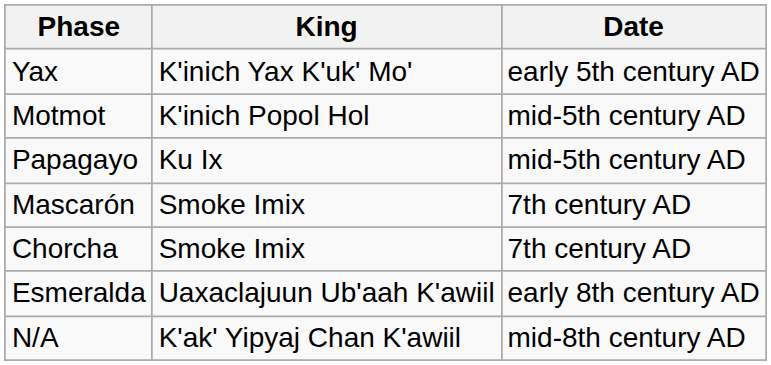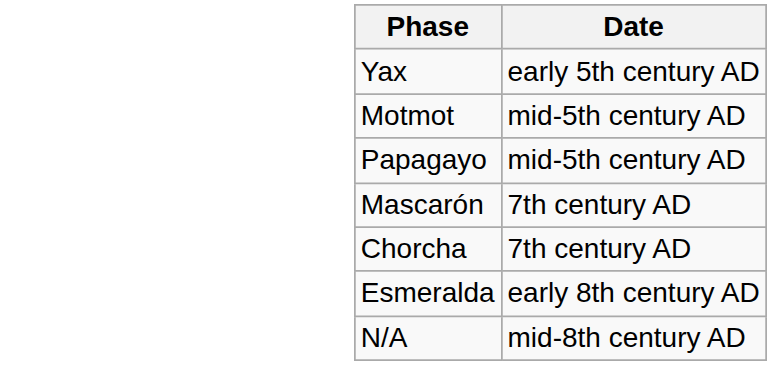- column: (327, 26)
